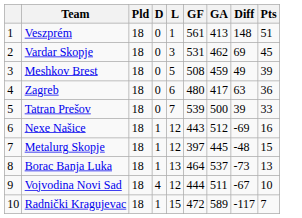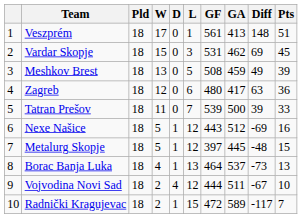+ column: (161, 14)
